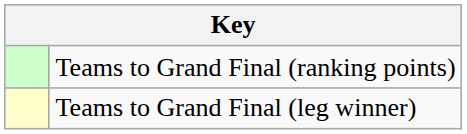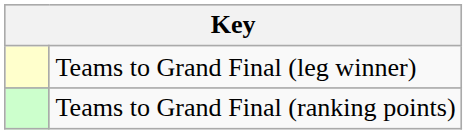rows swapped: (236, 107) <-> (256, 66)
